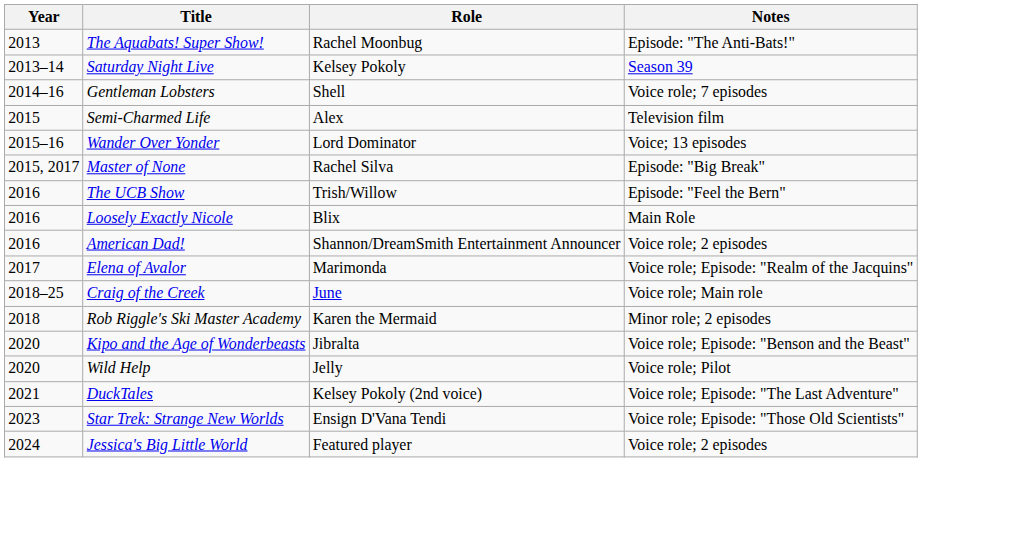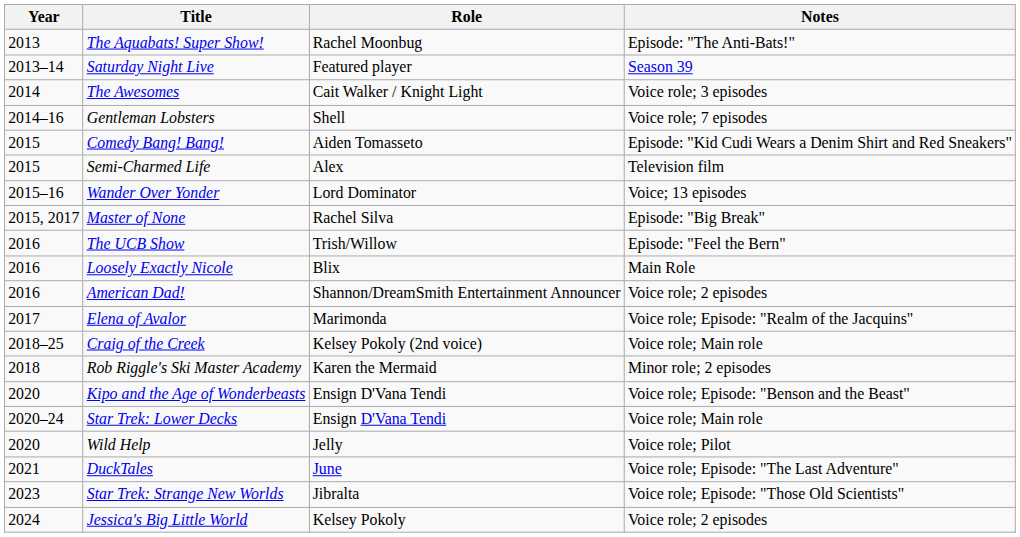(359, 67) Kelsey Pokoly -> (362, 67) Featured player
+ row: (133, 92)
+ row: (155, 142)
(327, 293) June -> (397, 343) Kelsey Pokoly (2nd voice)
(336, 343) Jibralta -> (379, 393) Ensign D'Vana Tendi
+ row: (162, 419)
(397, 393) Kelsey Pokoly (2nd voice) -> (327, 469) June
(379, 419) Ensign D'Vana Tendi -> (336, 494) Jibralta
(362, 444) Featured player -> (359, 519) Kelsey Pokoly
